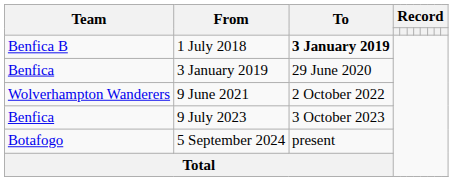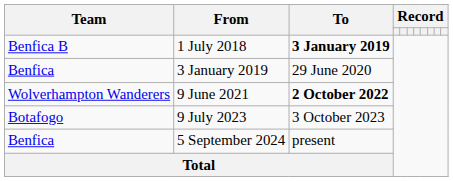(338, 93) normal -> (340, 93) bold
(31, 117) Benfica -> (36, 117) Botafogo
(36, 141) Botafogo -> (31, 141) Benfica
